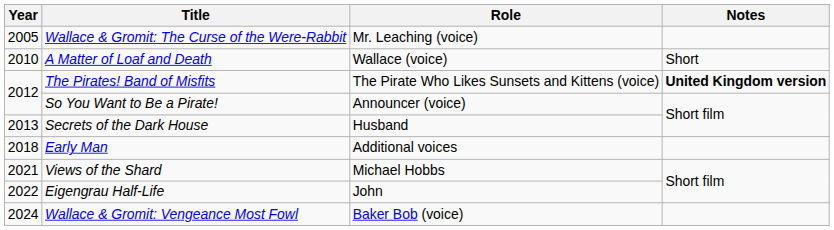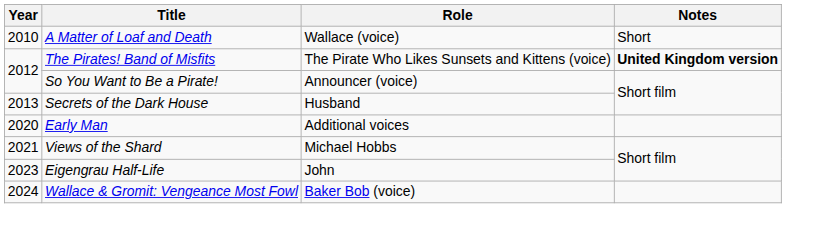- row: (196, 37)
(23, 147) 2018 -> (23, 125) 2020
(23, 192) 2022 -> (23, 170) 2023
